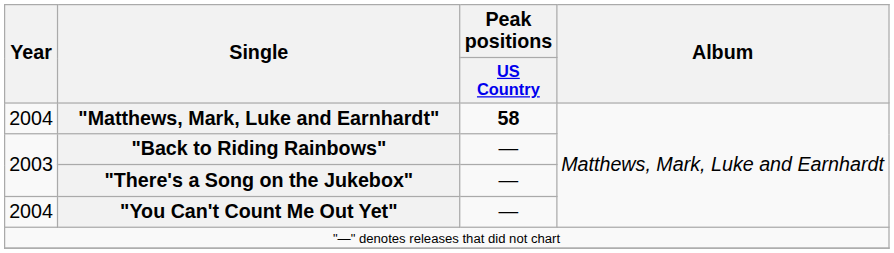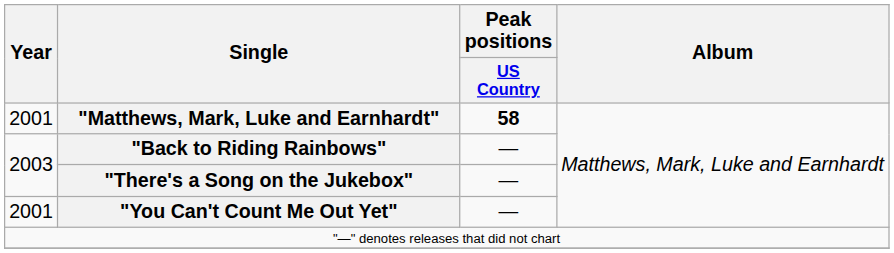(31, 118) 2004 -> (31, 118) 2001
(31, 211) 2004 -> (31, 211) 2001
